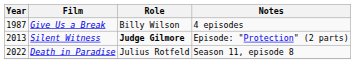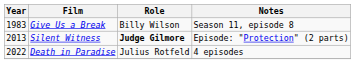(16, 25) 1987 -> (16, 25) 1983
(219, 25) 4 episodes -> (244, 25) Season 11, episode 8
(244, 52) Season 11, episode 8 -> (219, 52) 4 episodes
